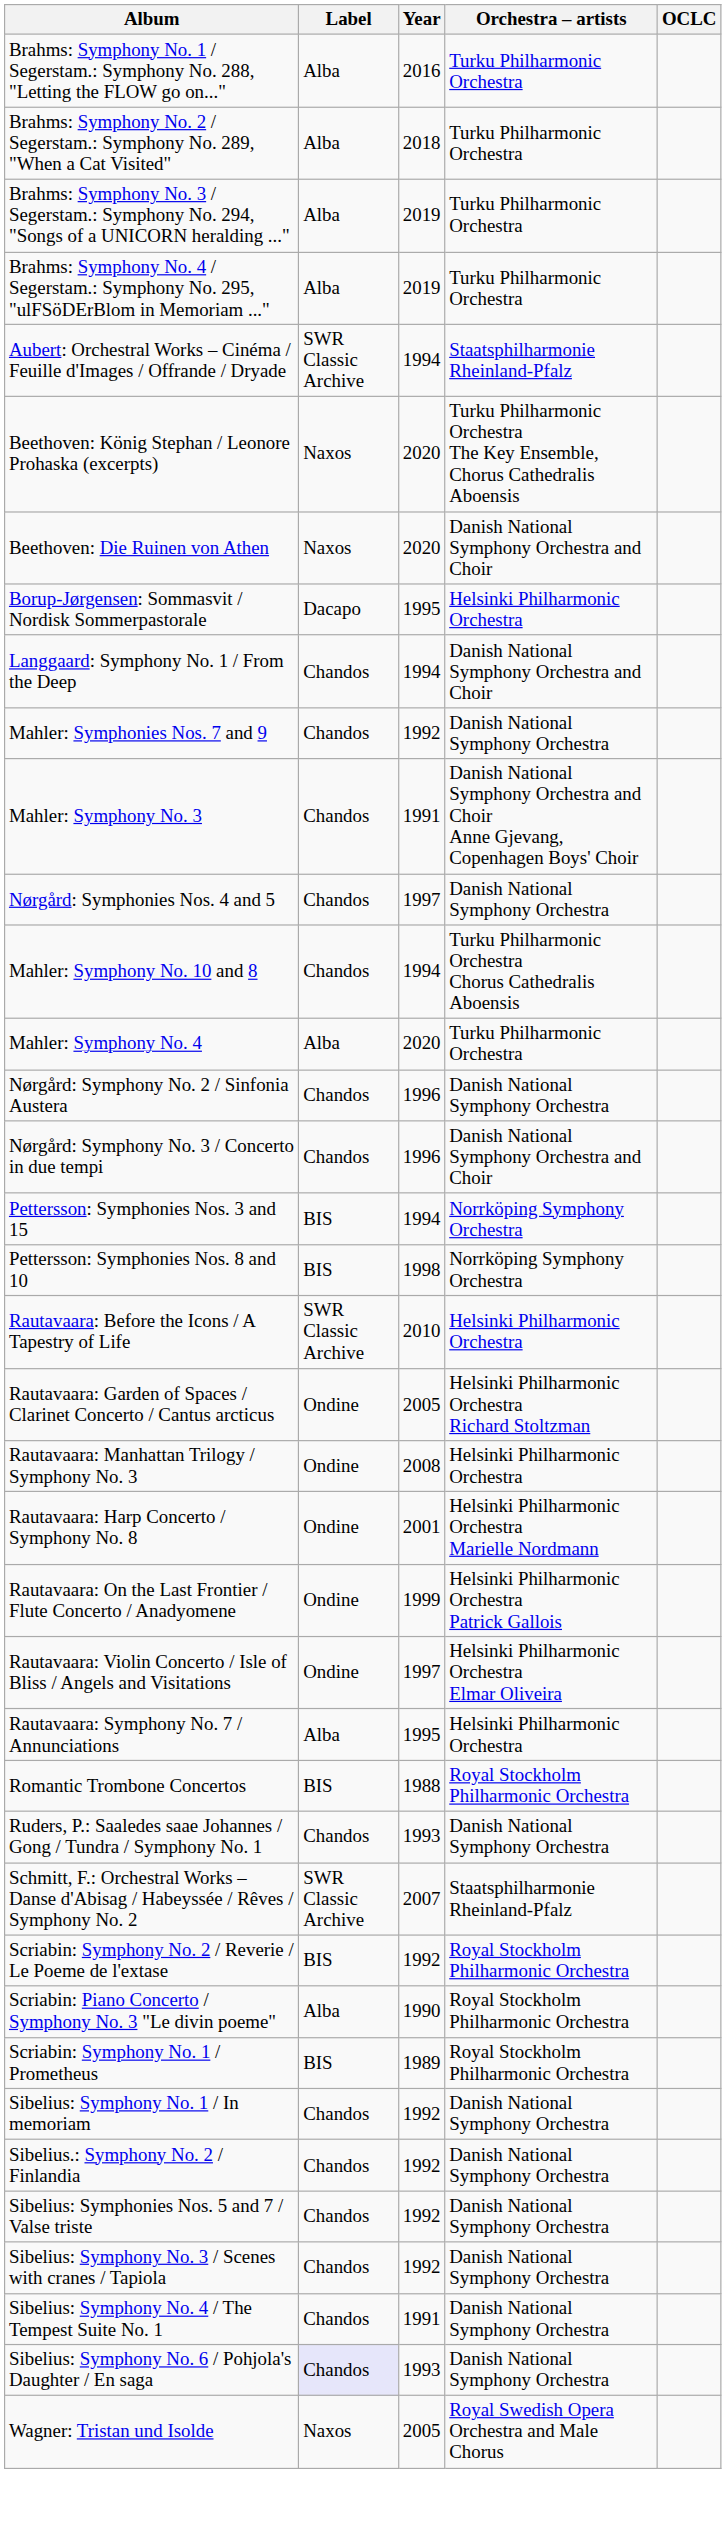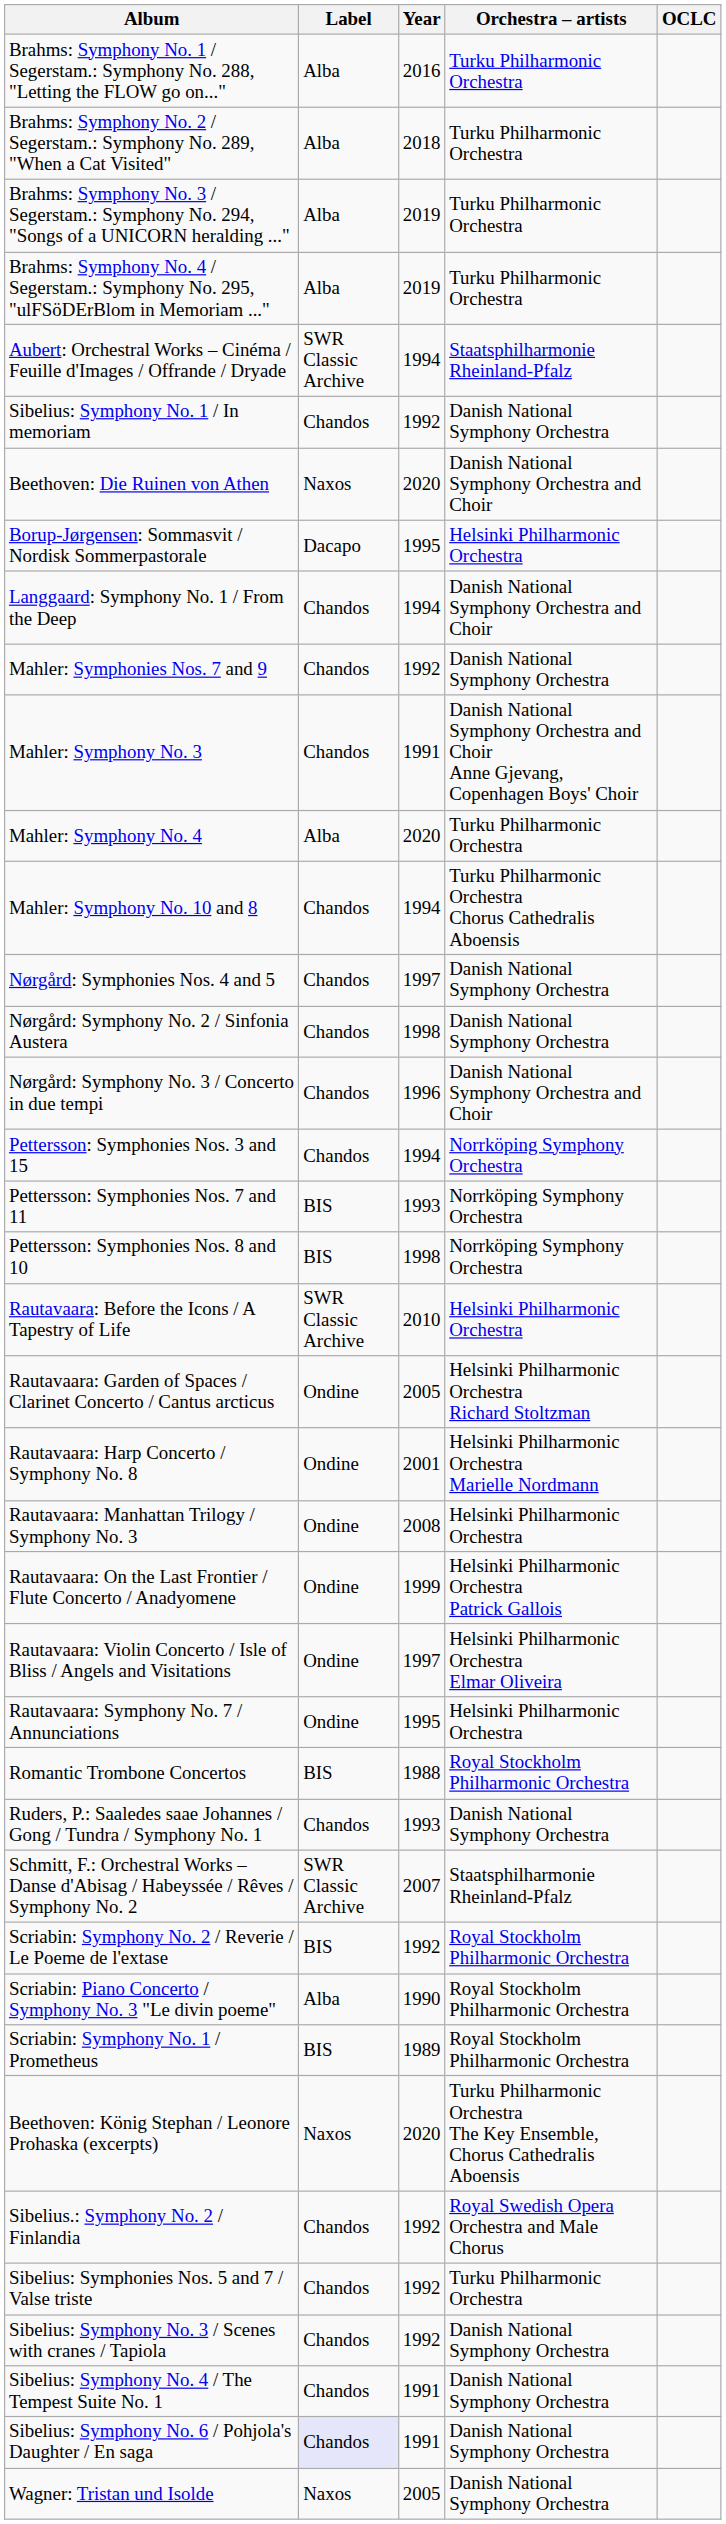rows swapped: (149, 454) <-> (124, 2113)
rows swapped: (105, 1044) <-> (142, 899)
(422, 1095) 1996 -> (422, 1031) 1998
(318, 1218) BIS -> (336, 1155) Chandos
+ row: (142, 1206)
rows swapped: (117, 1527) <-> (132, 1466)
(322, 1734) Alba -> (331, 1721) Ondine
(529, 2165) Danish National Symphony Orchestra -> (532, 2226) Royal Swedish Opera Orchestra and Male Chorus
(529, 2216) Danish National Symphony Orchestra -> (525, 2288) Turku Philharmonic Orchestra
(422, 2369) 1993 -> (422, 2442) 1991
(532, 2431) Royal Swedish Opera Orchestra and Male Chorus -> (529, 2493) Danish National Symphony Orchestra
